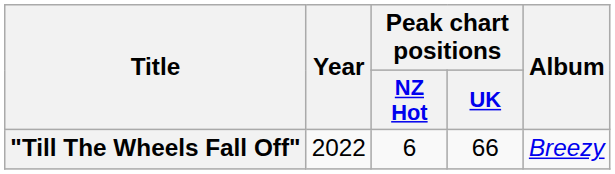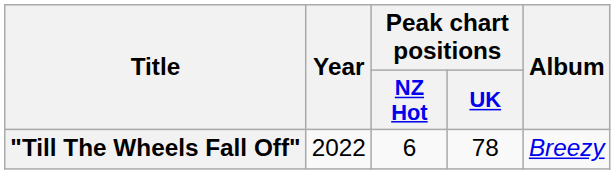(485, 148) 66 -> (485, 148) 78
